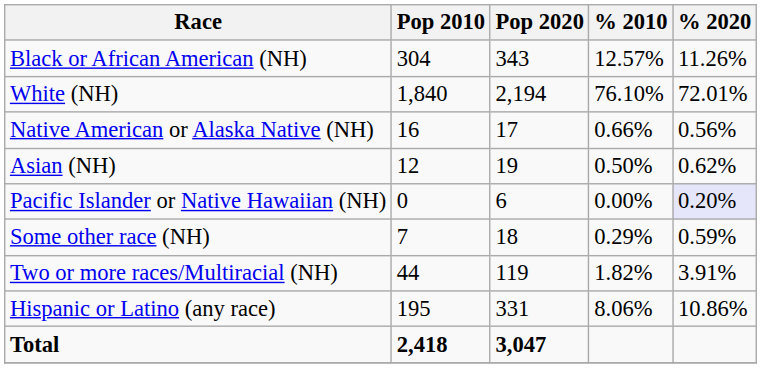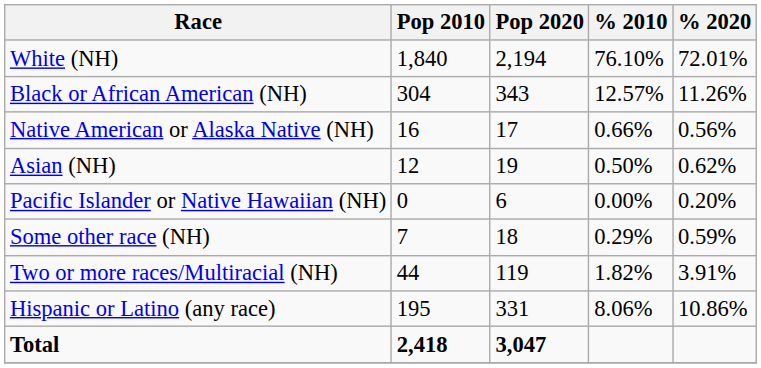rows swapped: (64, 93) <-> (158, 58)
(707, 201) lavender background -> (707, 201) no background
